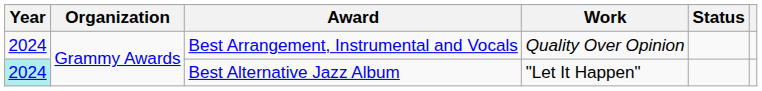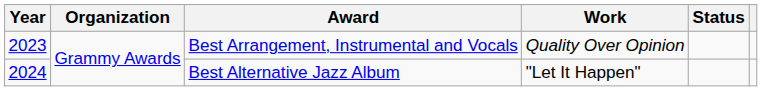(28, 45) 2024 -> (28, 45) 2023
(28, 72) paleturquoise background -> (28, 72) no background
